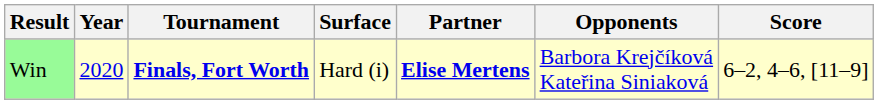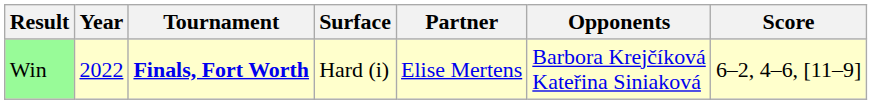(101, 68) 2020 -> (101, 68) 2022
(465, 68) bold -> (462, 68) normal
